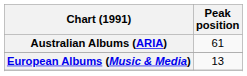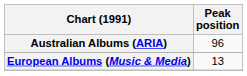(218, 43) 61 -> (218, 43) 96
